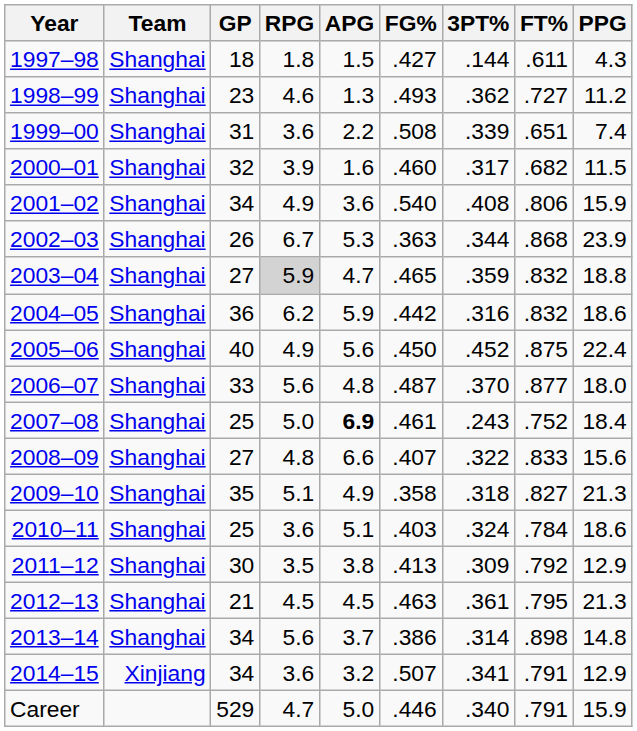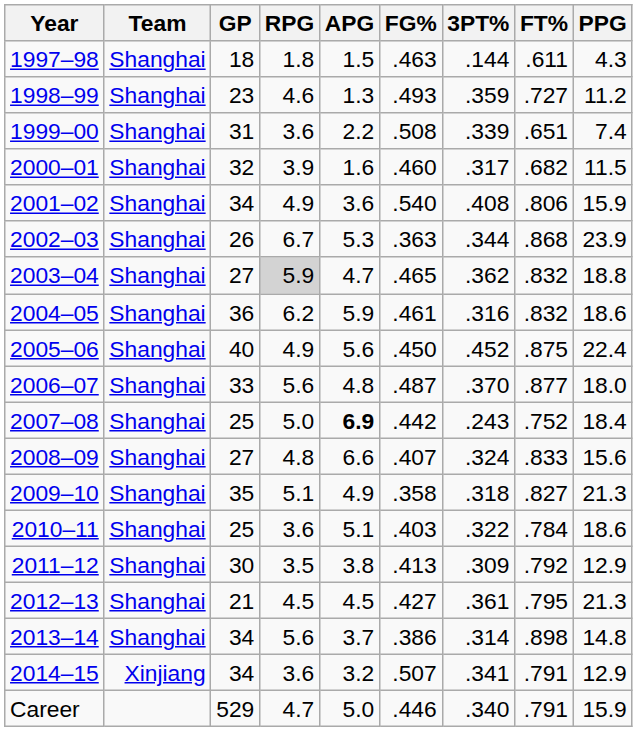(415, 59) .427 -> (415, 59) .463
(487, 95) .362 -> (487, 95) .359
(487, 276) .359 -> (487, 276) .362
(415, 312) .442 -> (415, 312) .461
(415, 420) .461 -> (415, 420) .442
(487, 456) .322 -> (487, 456) .324
(487, 528) .324 -> (487, 528) .322
(415, 600) .463 -> (415, 600) .427
